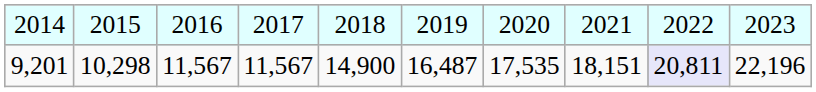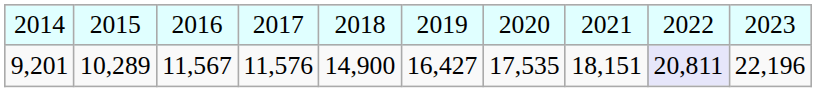(115, 65) 10,298 -> (115, 65) 10,289
(278, 65) 11,567 -> (278, 65) 11,576
(442, 65) 16,487 -> (442, 65) 16,427
